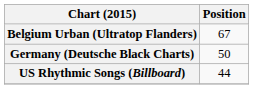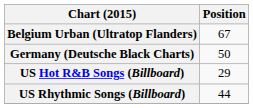+ row: (102, 73)
